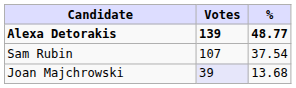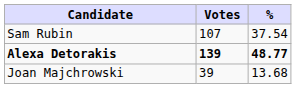rows swapped: (62, 34) <-> (40, 54)
(206, 73) lavender background -> (206, 73) no background
